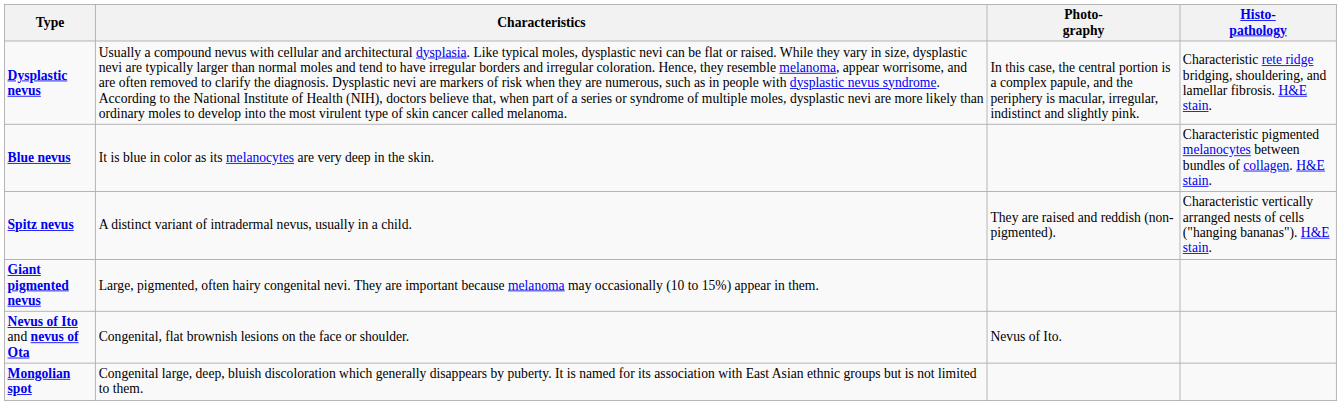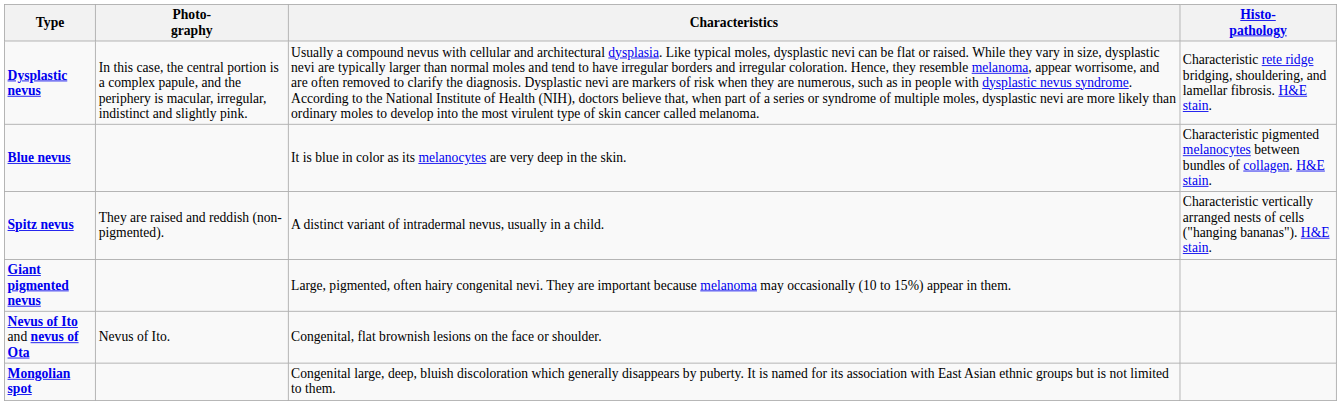columns swapped: (541, 22) <-> (1084, 22)
